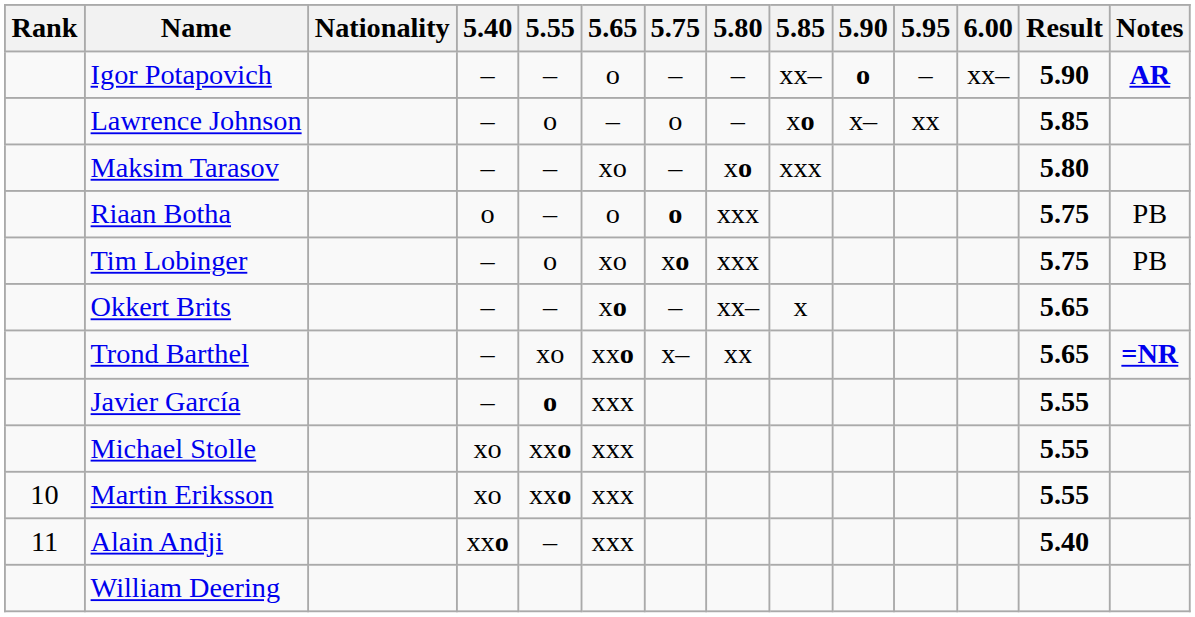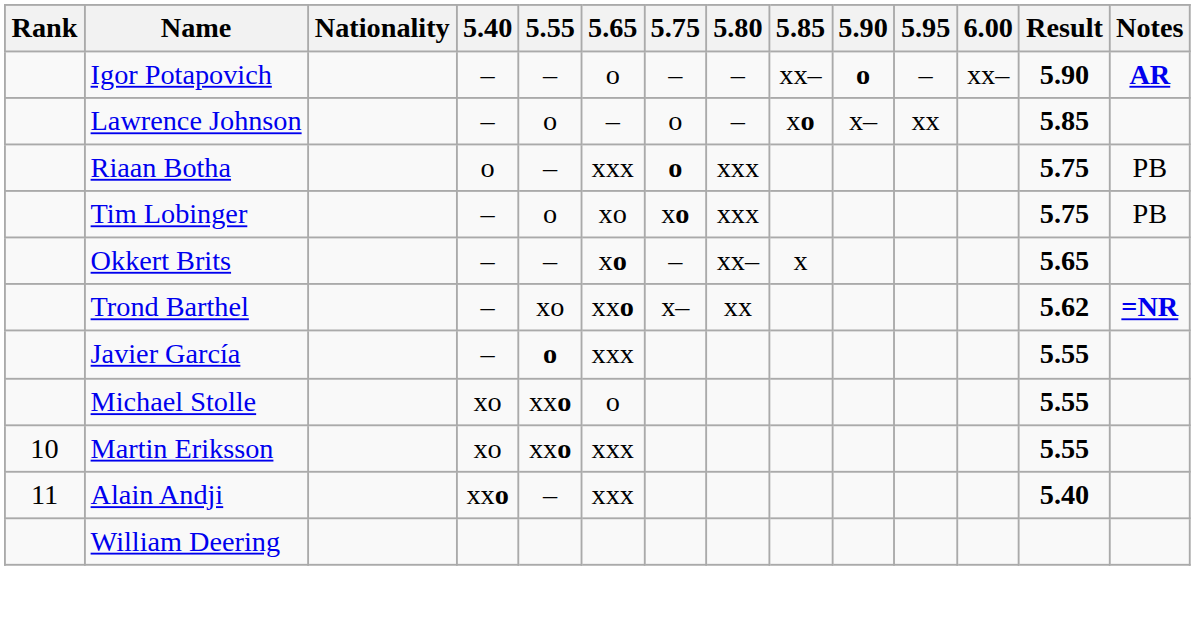- row: (185, 167)
(613, 214) o -> (613, 167) xxx
(1064, 354) 5.65 -> (1064, 307) 5.62
(613, 447) xxx -> (613, 400) o
